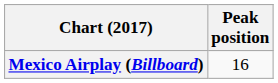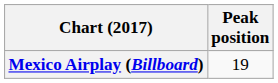(240, 64) 16 -> (240, 64) 19
